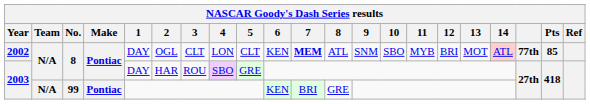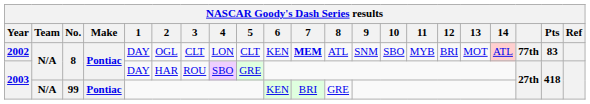(552, 51) 85 -> (552, 51) 83
